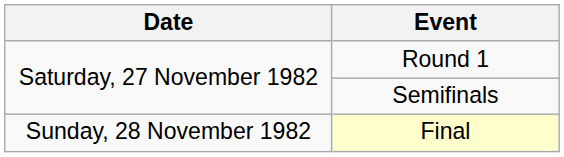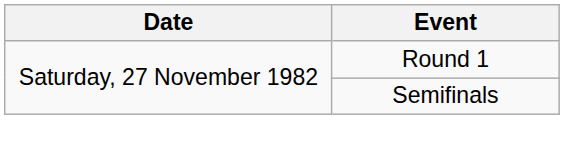- row: (445, 132)
